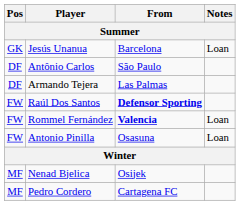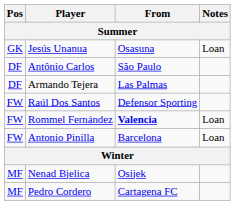(140, 49) Barcelona -> (136, 49) Osasuna
(160, 102) bold -> (157, 102) normal
(136, 138) Osasuna -> (140, 138) Barcelona
